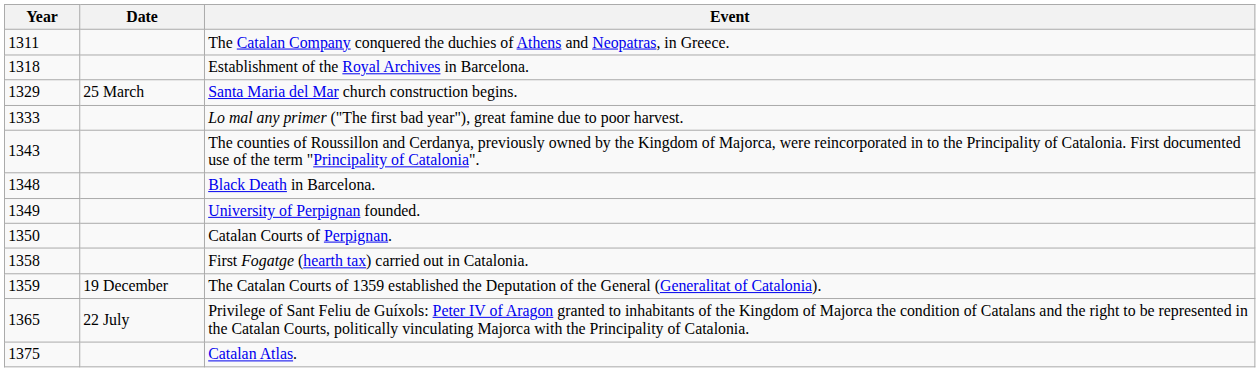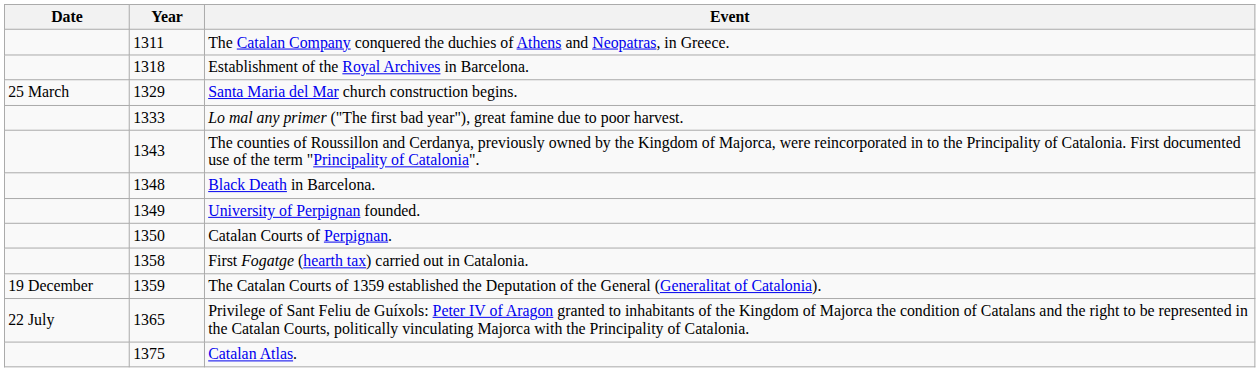columns swapped: (42, 17) <-> (142, 17)
